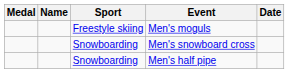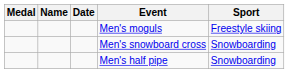columns swapped: (108, 13) <-> (270, 13)
